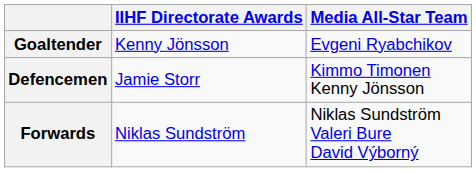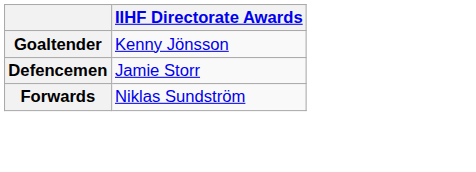- column: (389, 17)
